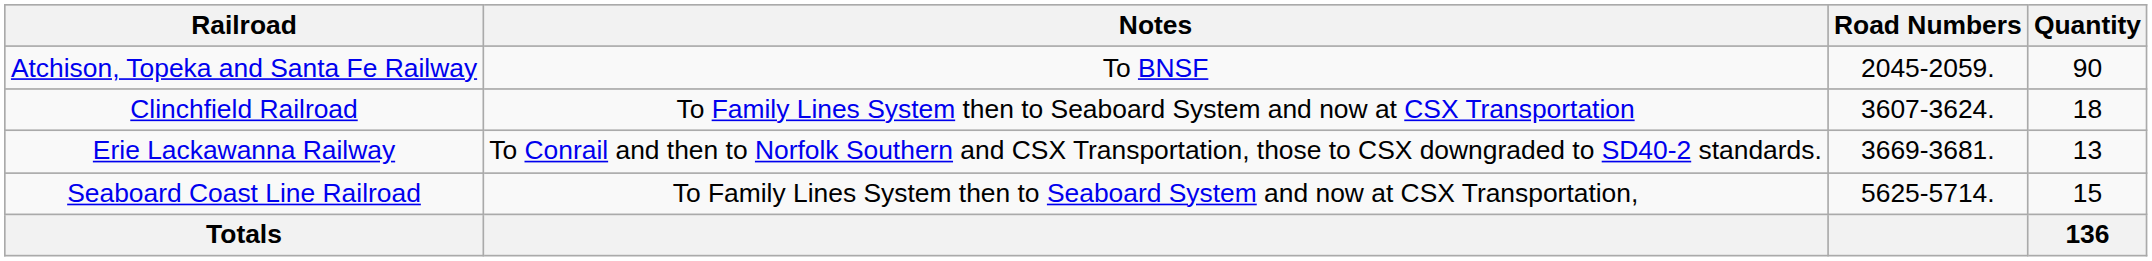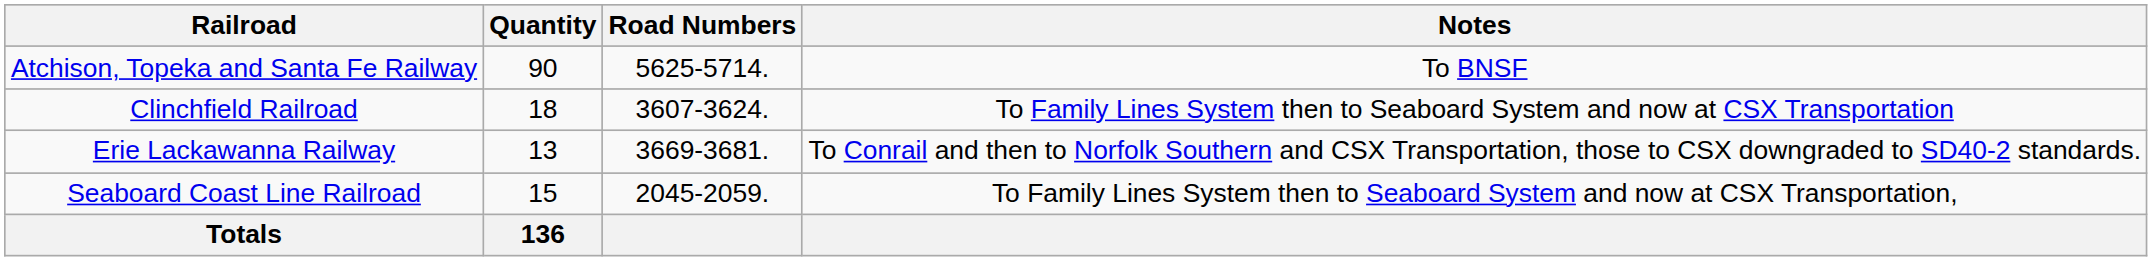columns swapped: (2087, 25) <-> (1156, 25)
(1928, 67) 2045-2059. -> (702, 67) 5625-5714.
(1928, 192) 5625-5714. -> (702, 192) 2045-2059.
